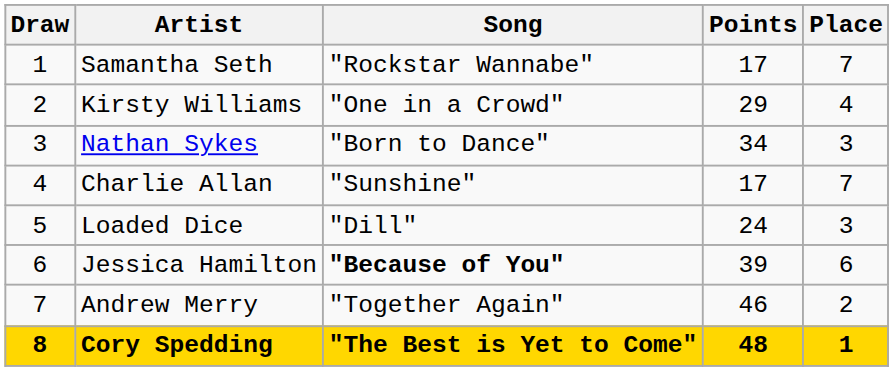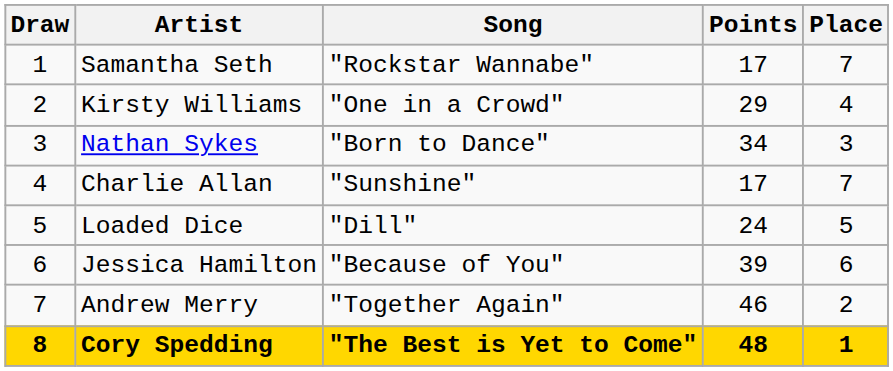(846, 225) 3 -> (846, 225) 5
(447, 265) bold -> (447, 265) normal
